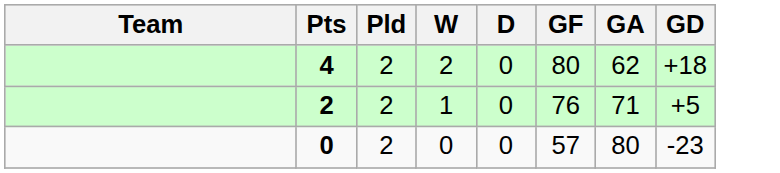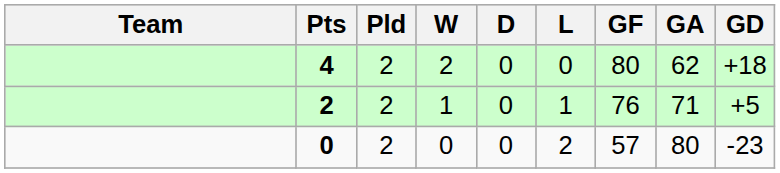+ column: (566, 24)
